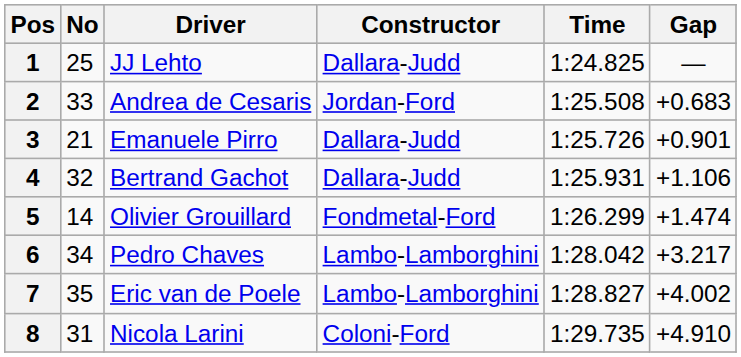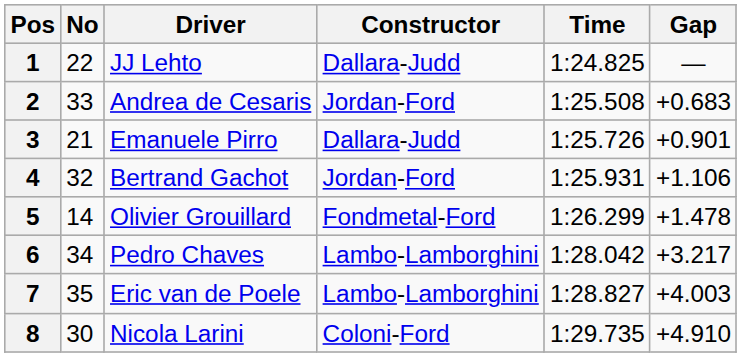(80, 63) 25 -> (80, 63) 22
(392, 178) Dallara-Judd -> (389, 178) Jordan-Ford
(693, 217) +1.474 -> (693, 217) +1.478
(693, 294) +4.002 -> (693, 294) +4.003
(80, 332) 31 -> (80, 332) 30
